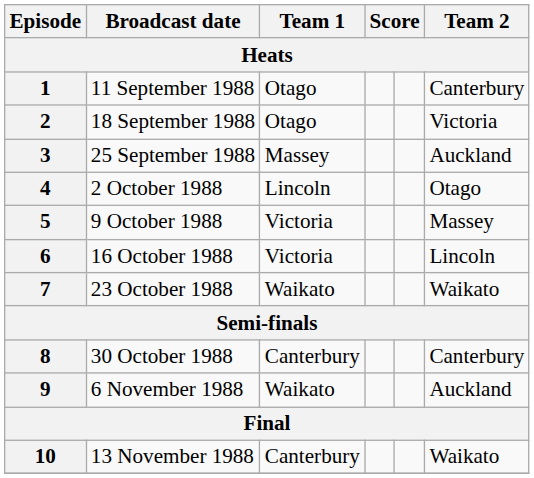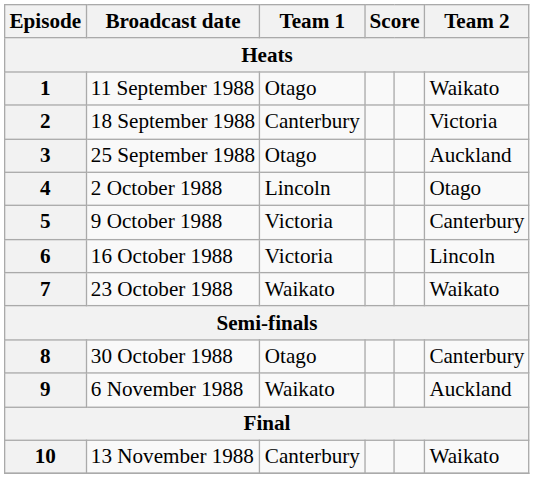(477, 88) Canterbury -> (464, 88) Waikato
(291, 121) Otago -> (312, 121) Canterbury
(297, 155) Massey -> (291, 155) Otago
(462, 222) Massey -> (477, 222) Canterbury
(312, 356) Canterbury -> (291, 356) Otago
